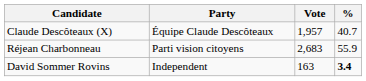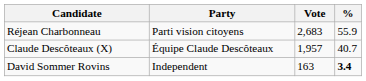rows swapped: (54, 48) <-> (59, 31)
